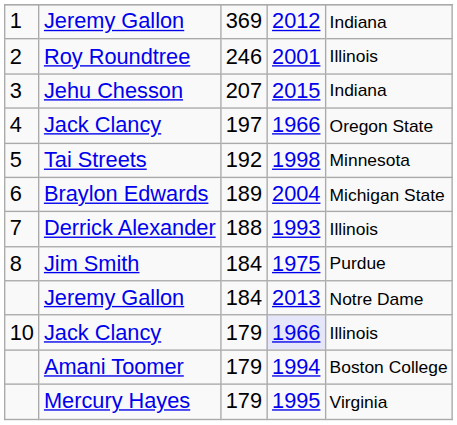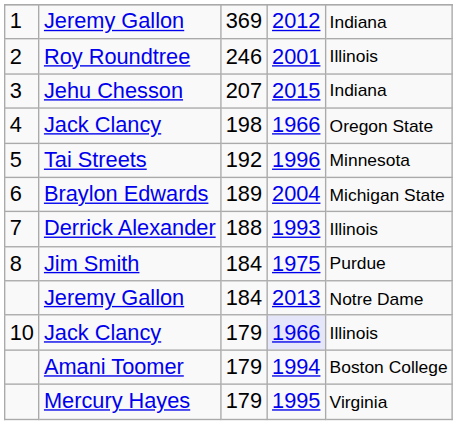(244, 125) 197 -> (244, 125) 198
(296, 159) 1998 -> (296, 159) 1996
